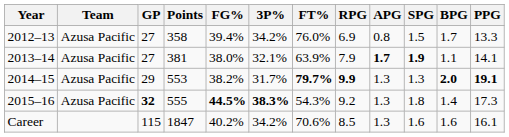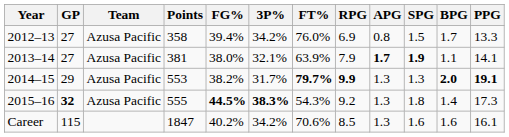columns swapped: (98, 15) <-> (151, 15)
